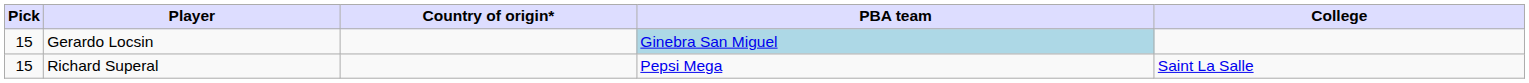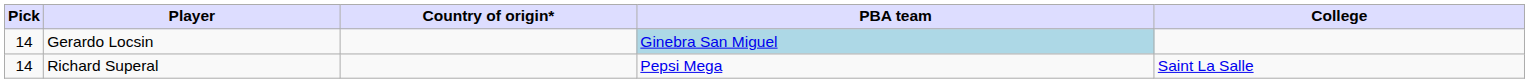(24, 41) 15 -> (24, 41) 14
(24, 66) 15 -> (24, 66) 14
